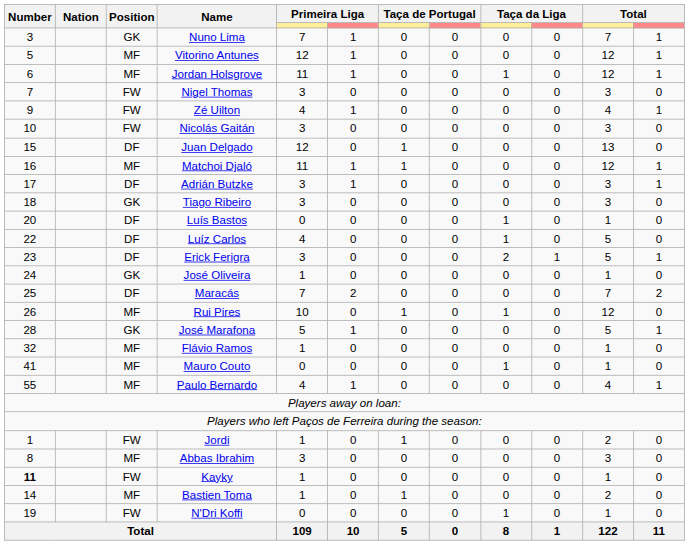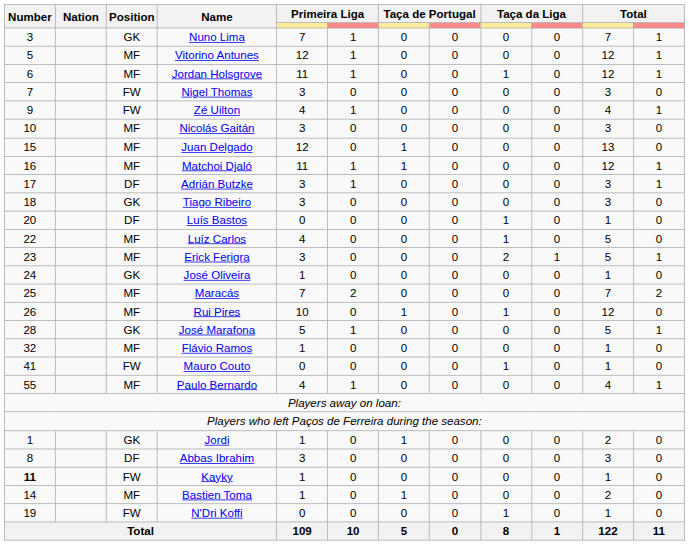(132, 129) FW -> (132, 129) MF
(132, 147) DF -> (132, 147) MF
(132, 239) DF -> (132, 239) MF
(132, 257) DF -> (132, 257) MF
(132, 293) DF -> (132, 293) MF
(132, 367) MF -> (132, 367) FW
(132, 440) FW -> (132, 440) GK
(132, 458) MF -> (132, 458) DF
